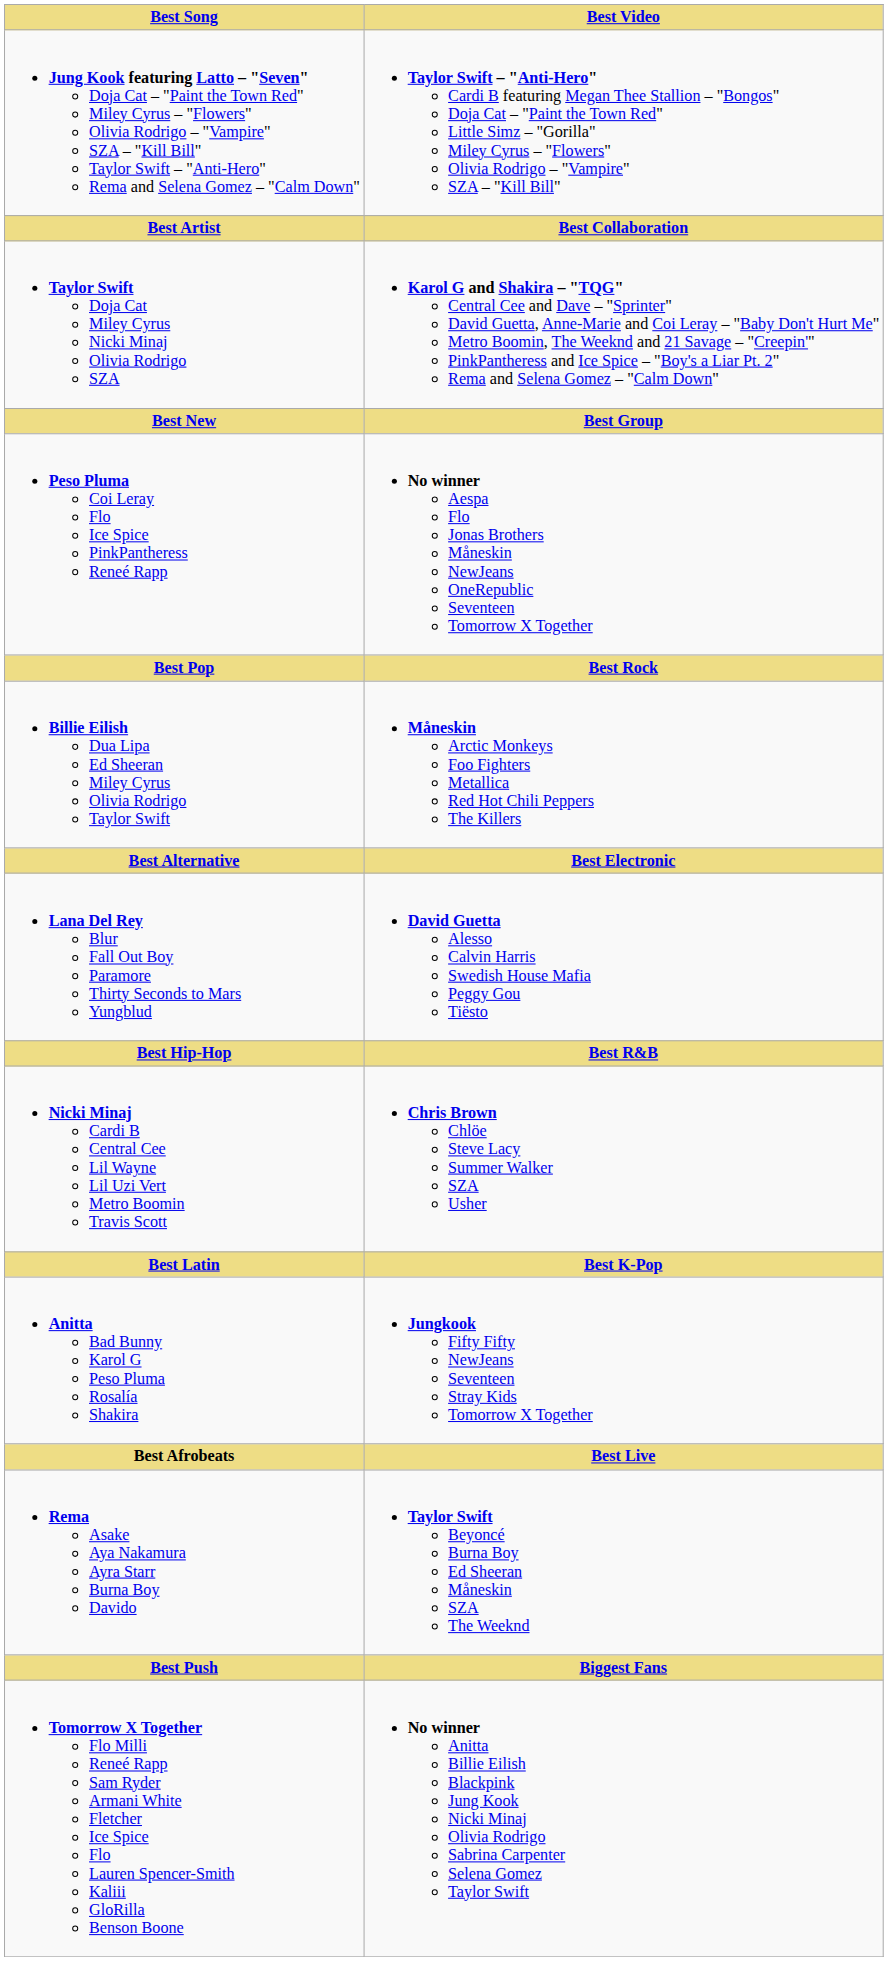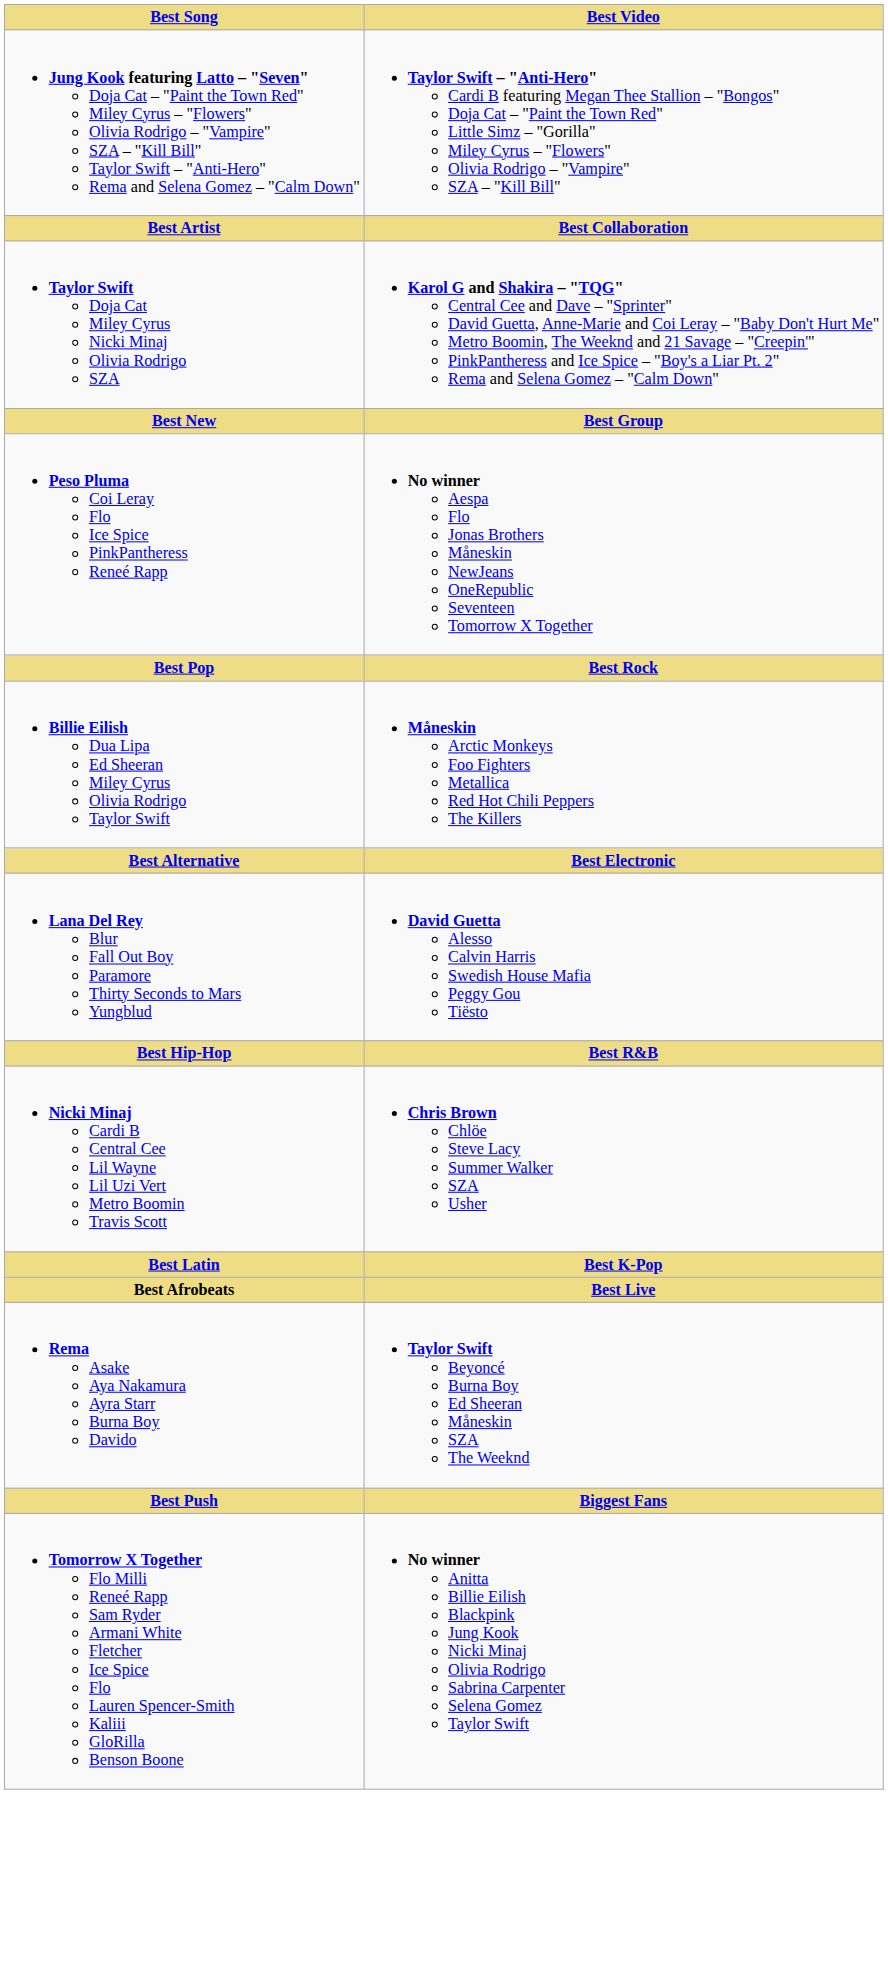- row: (184, 1370)
